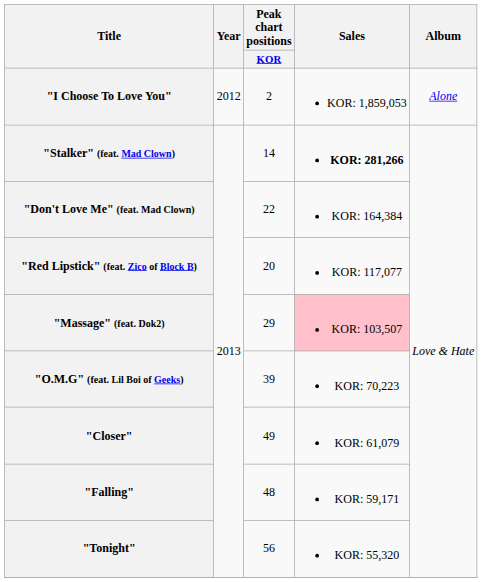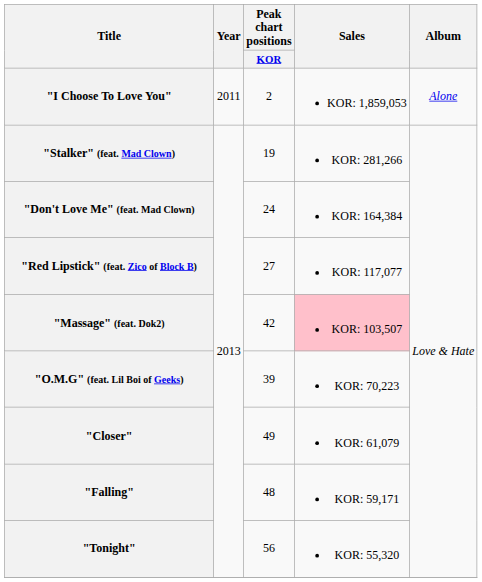(229, 96) 2012 -> (229, 96) 2011
(269, 153) 14 -> (269, 153) 19
(352, 160) bold -> (352, 160) normal
(269, 209) 22 -> (269, 209) 24
(269, 266) 20 -> (269, 266) 27
(269, 322) 29 -> (269, 322) 42
